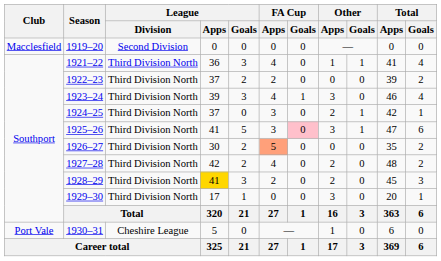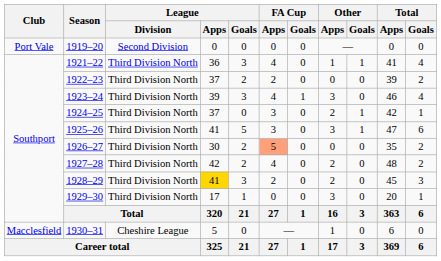(34, 46) Macclesfield -> (34, 46) Port Vale
(303, 130) pink background -> (303, 130) no background
(34, 230) Port Vale -> (34, 230) Macclesfield
